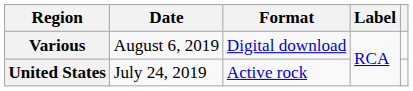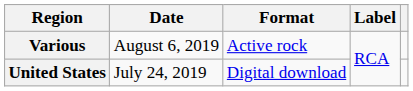(287, 45) Digital download -> (267, 45) Active rock
(267, 72) Active rock -> (287, 72) Digital download
